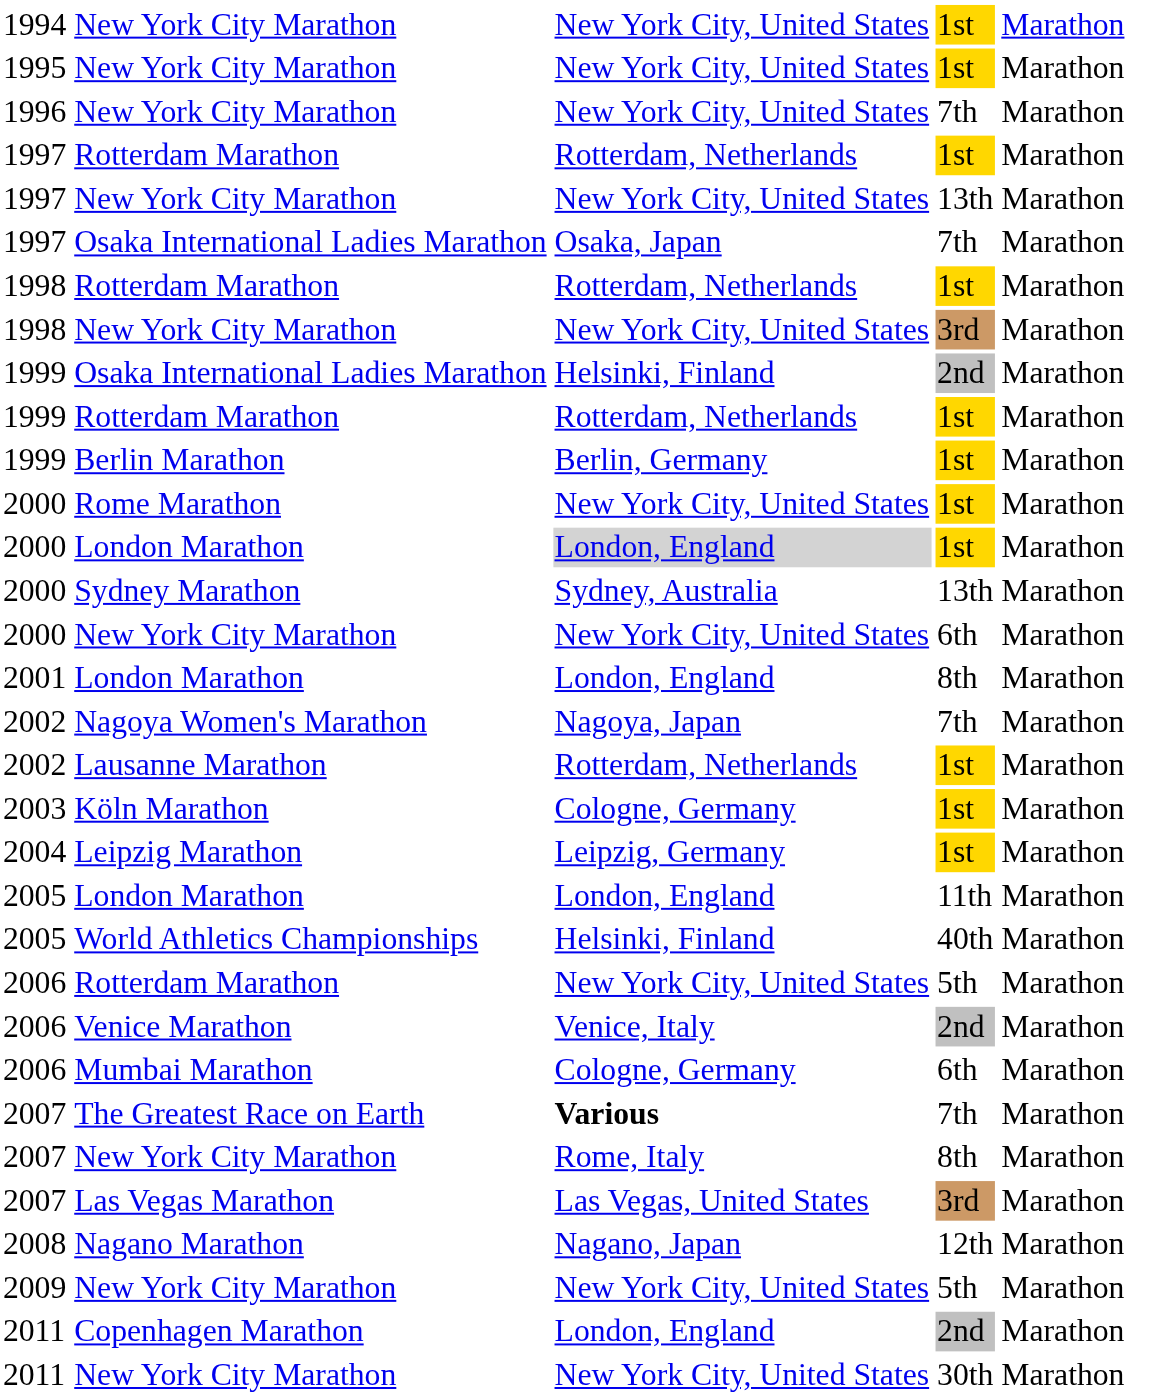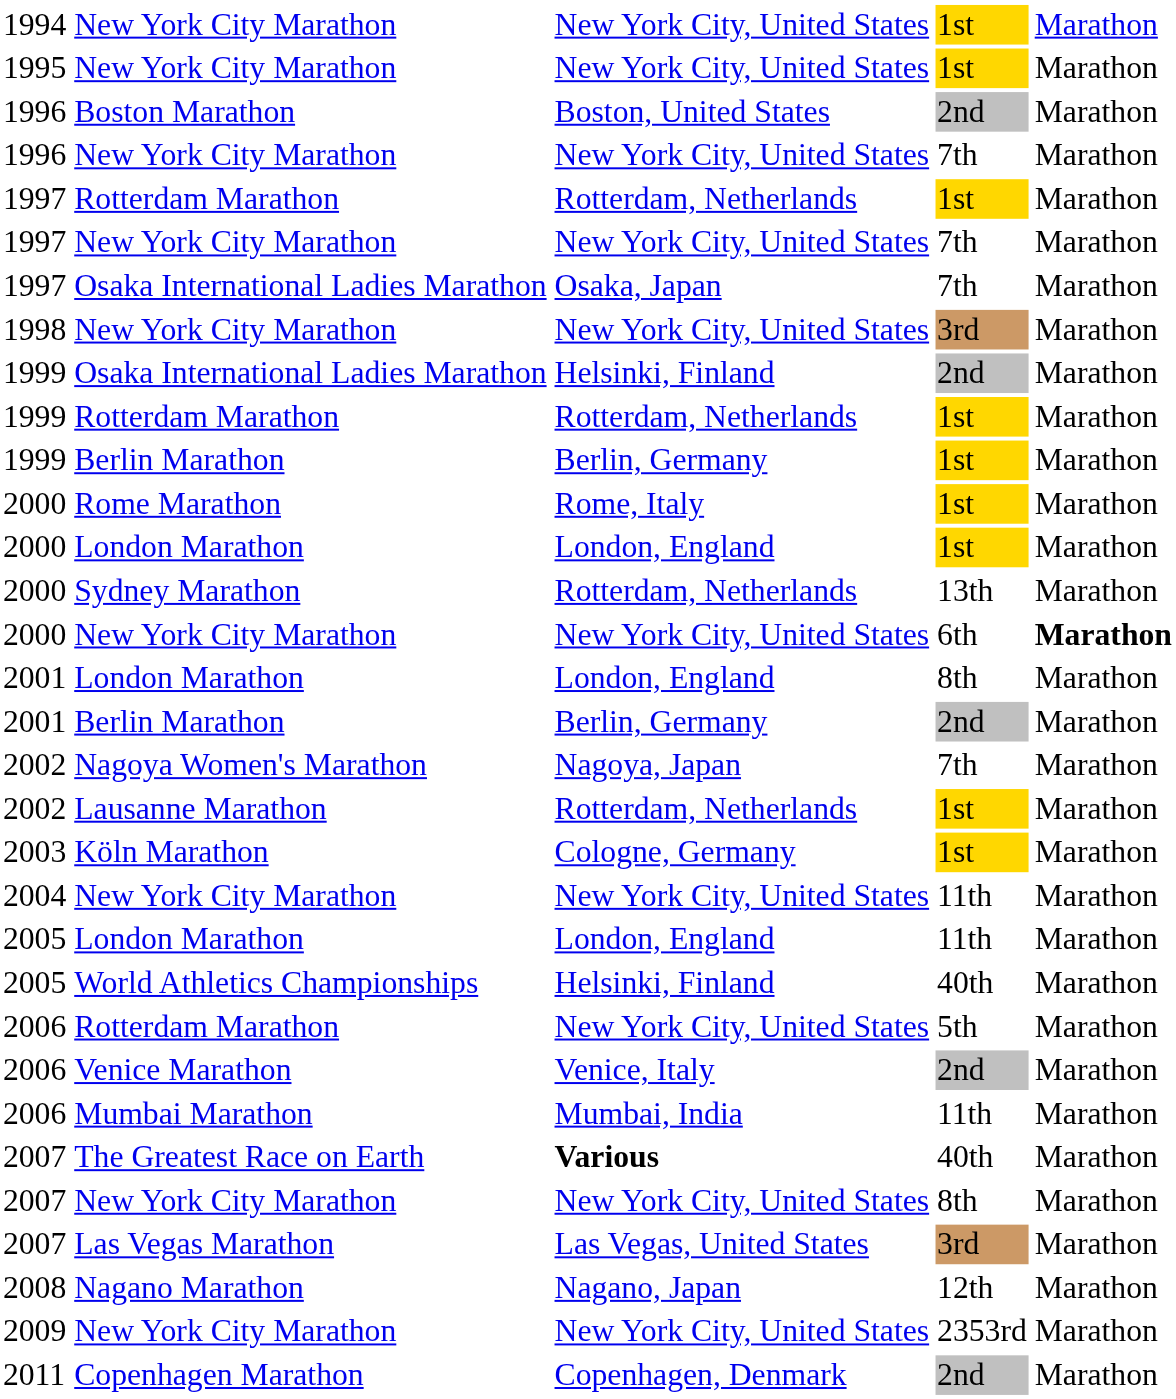+ row: (35, 111)
(965, 198) 13th -> (957, 242) 7th
- row: (35, 285)
(742, 503) New York City, United States -> (629, 503) Rome, Italy
(665, 546) lightgrey background -> (665, 546) no background
(666, 590) Sydney, Australia -> (706, 590) Rotterdam, Netherlands
(1063, 634) normal -> (1103, 634) bold
+ row: (35, 721)
- row: (35, 851)
+ row: (35, 895)
(675, 1069) Cologne, Germany -> (649, 1113) Mumbai, India
(957, 1069) 6th -> (965, 1113) 11th
(957, 1113) 7th -> (965, 1156) 40th
(629, 1156) Rome, Italy -> (742, 1200) New York City, United States
(957, 1287) 5th -> (982, 1331) 2353rd
(665, 1331) London, England -> (701, 1374) Copenhagen, Denmark
- row: (34, 1374)
